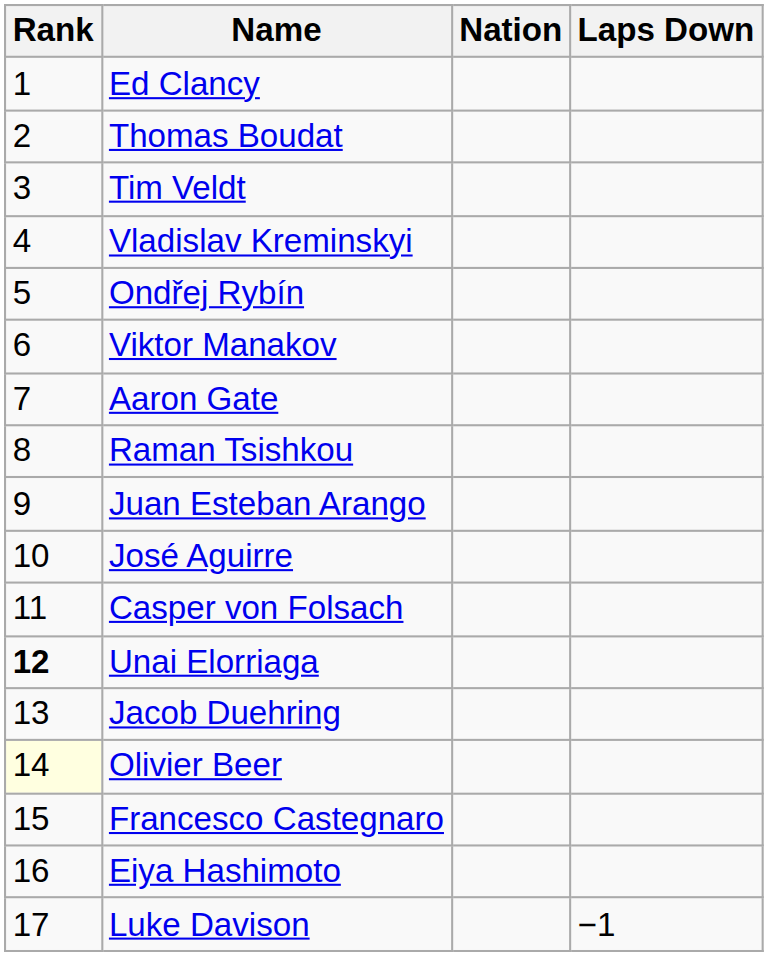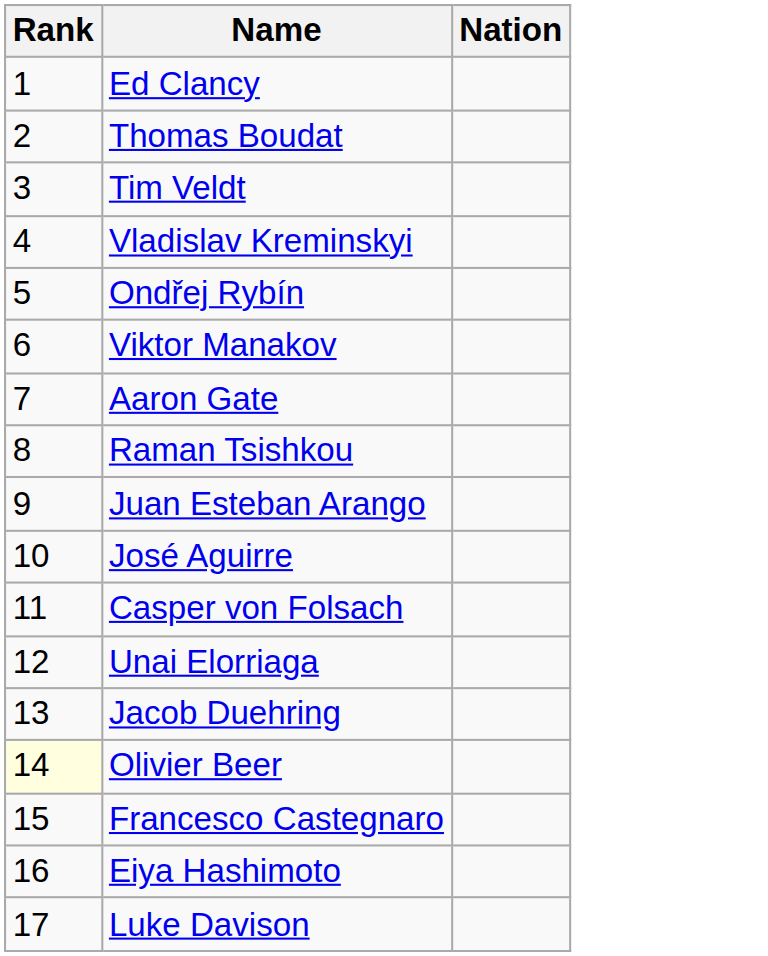- column: (666, 30)
(31, 661) bold -> (31, 661) normal
